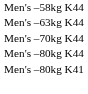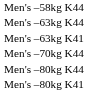+ row: (44, 38)
